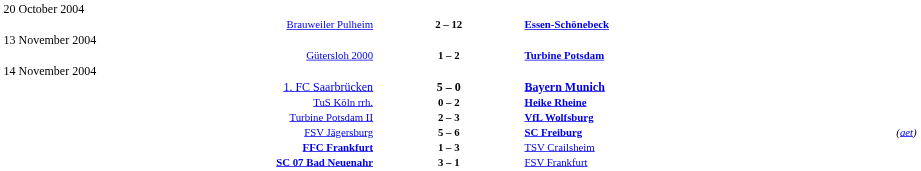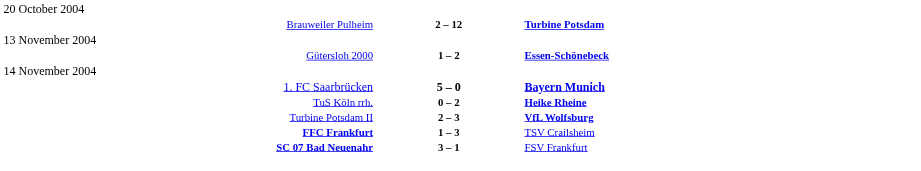(567, 24) Essen-Schönebeck -> (564, 24) Turbine Potsdam
(564, 55) Turbine Potsdam -> (567, 55) Essen-Schönebeck
- row: (339, 132)
